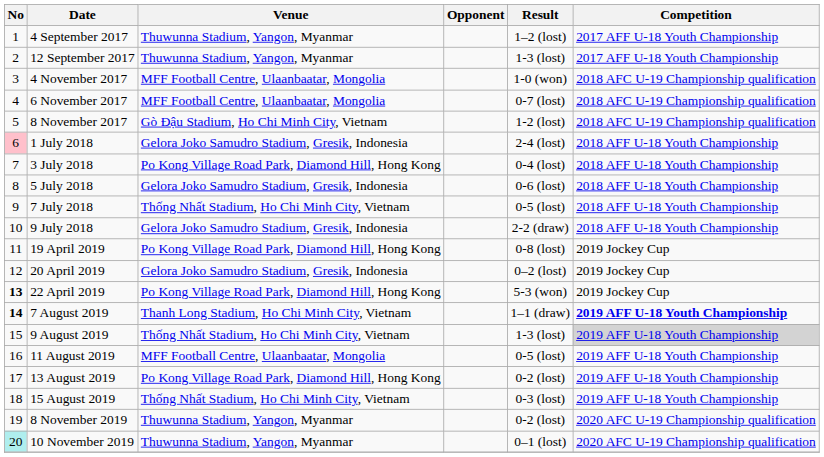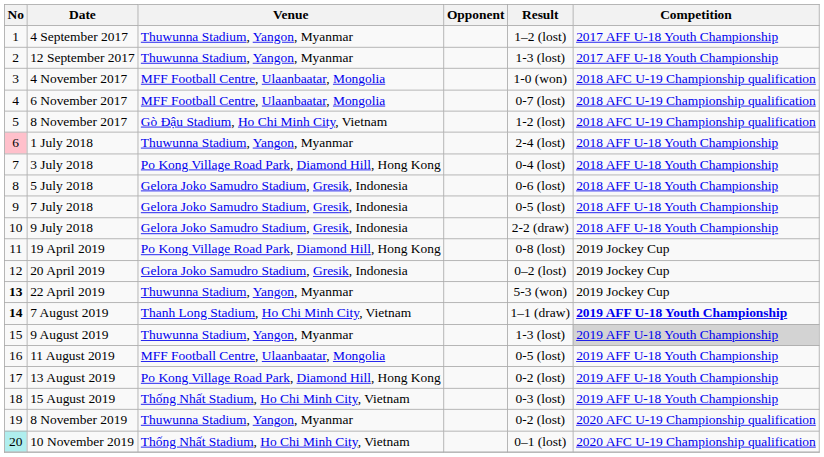(274, 143) Gelora Joko Samudro Stadium, Gresik, Indonesia -> (247, 143) Thuwunna Stadium, Yangon, Myanmar
(275, 206) Thống Nhất Stadium, Ho Chi Minh City, Vietnam -> (274, 206) Gelora Joko Samudro Stadium, Gresik, Indonesia
(291, 292) Po Kong Village Road Park, Diamond Hill, Hong Kong -> (247, 292) Thuwunna Stadium, Yangon, Myanmar
(275, 334) Thống Nhất Stadium, Ho Chi Minh City, Vietnam -> (247, 334) Thuwunna Stadium, Yangon, Myanmar
(247, 441) Thuwunna Stadium, Yangon, Myanmar -> (275, 441) Thống Nhất Stadium, Ho Chi Minh City, Vietnam
